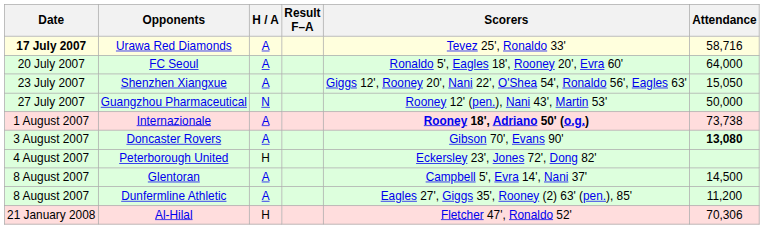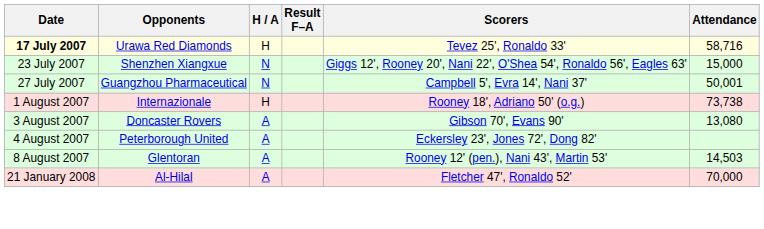(266, 45) A -> (266, 45) H
- row: (174, 64)
(266, 83) A -> (266, 64) N
(724, 83) 15,050 -> (724, 64) 15,000
(506, 102) Rooney 12' (pen.), Nani 43', Martin 53' -> (506, 83) Campbell 5', Evra 14', Nani 37'
(724, 102) 50,000 -> (724, 83) 50,001
(266, 121) A -> (266, 102) H
(506, 121) bold -> (506, 102) normal
(724, 139) bold -> (724, 121) normal
(266, 158) H -> (266, 139) A
(506, 177) Campbell 5', Evra 14', Nani 37' -> (506, 158) Rooney 12' (pen.), Nani 43', Martin 53'
(724, 177) 14,500 -> (724, 158) 14,503
- row: (174, 196)
(266, 214) H -> (266, 177) A
(724, 214) 70,306 -> (724, 177) 70,000
